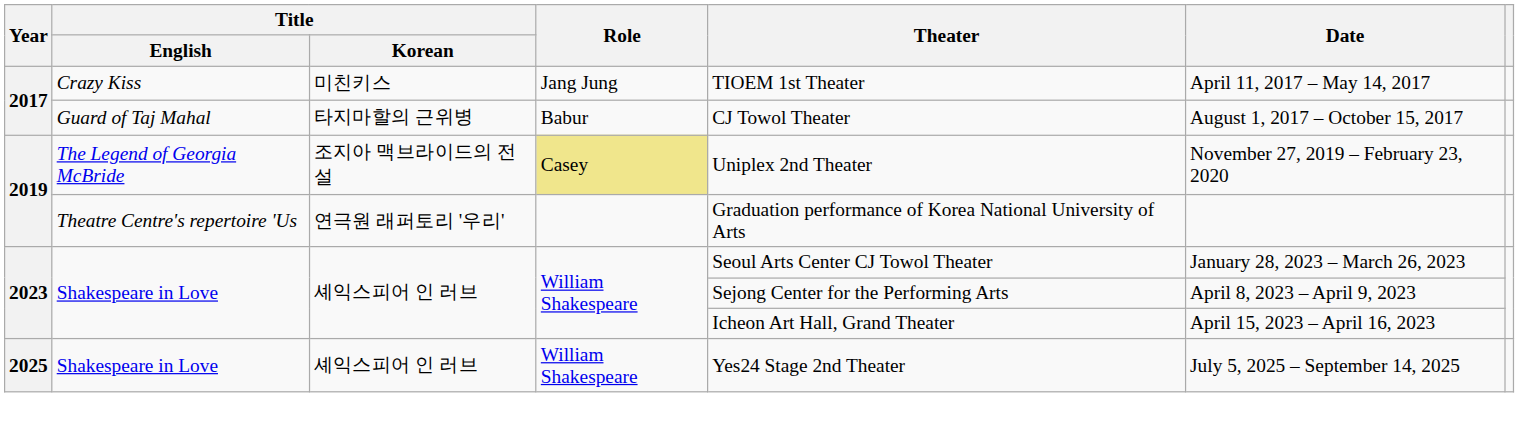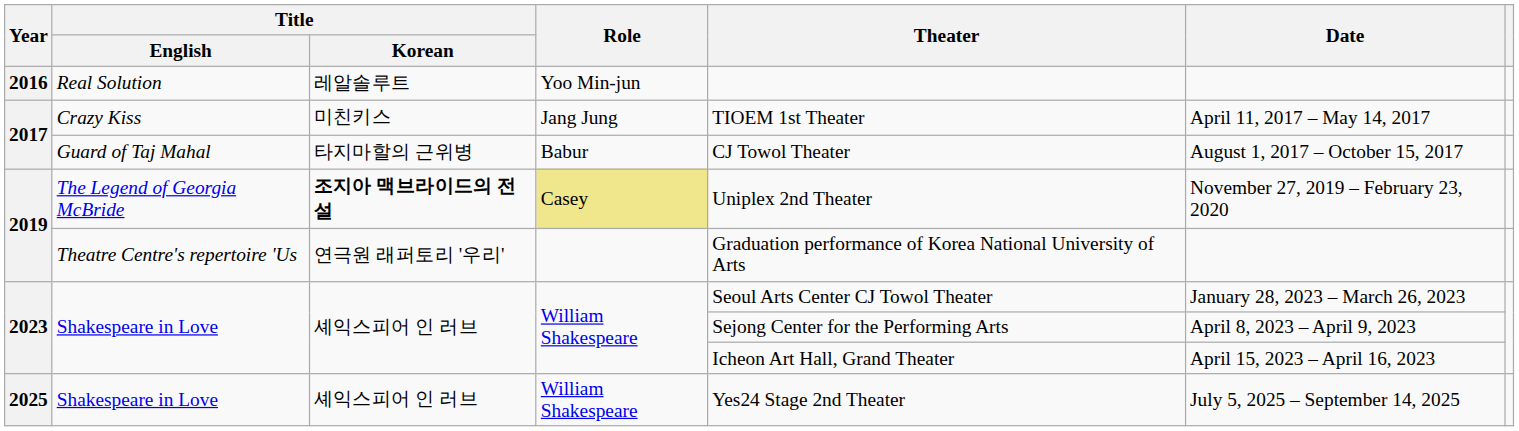+ row: (28, 83)
(415, 163) normal -> (415, 198) bold
